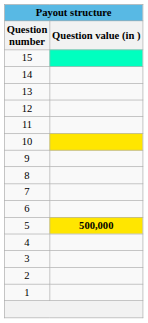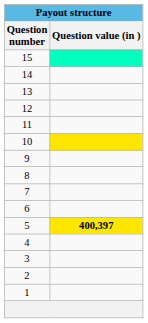(96, 225) 500,000 -> (96, 225) 400,397
